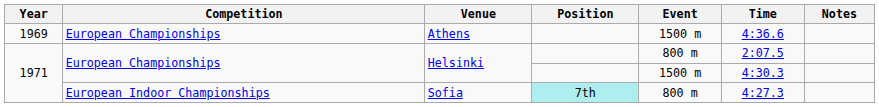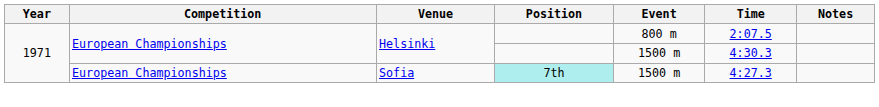- row: (34, 34)
(168, 93) European Indoor Championships -> (149, 73) European Championships
(680, 93) 800 m -> (659, 73) 1500 m
